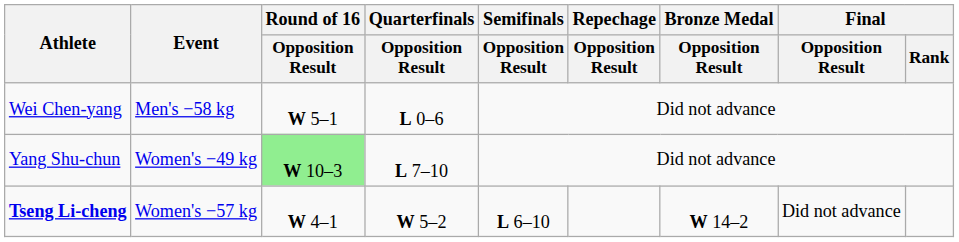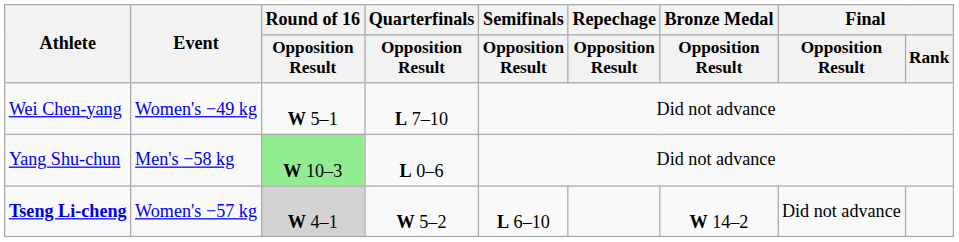(185, 108) Men's −58 kg -> (196, 108) Women's −49 kg
(422, 119) L 0–6 -> (422, 119) L 7–10
(196, 160) Women's −49 kg -> (185, 160) Men's −58 kg
(422, 171) L 7–10 -> (422, 171) L 0–6
(313, 222) no background -> (313, 222) lightgrey background
